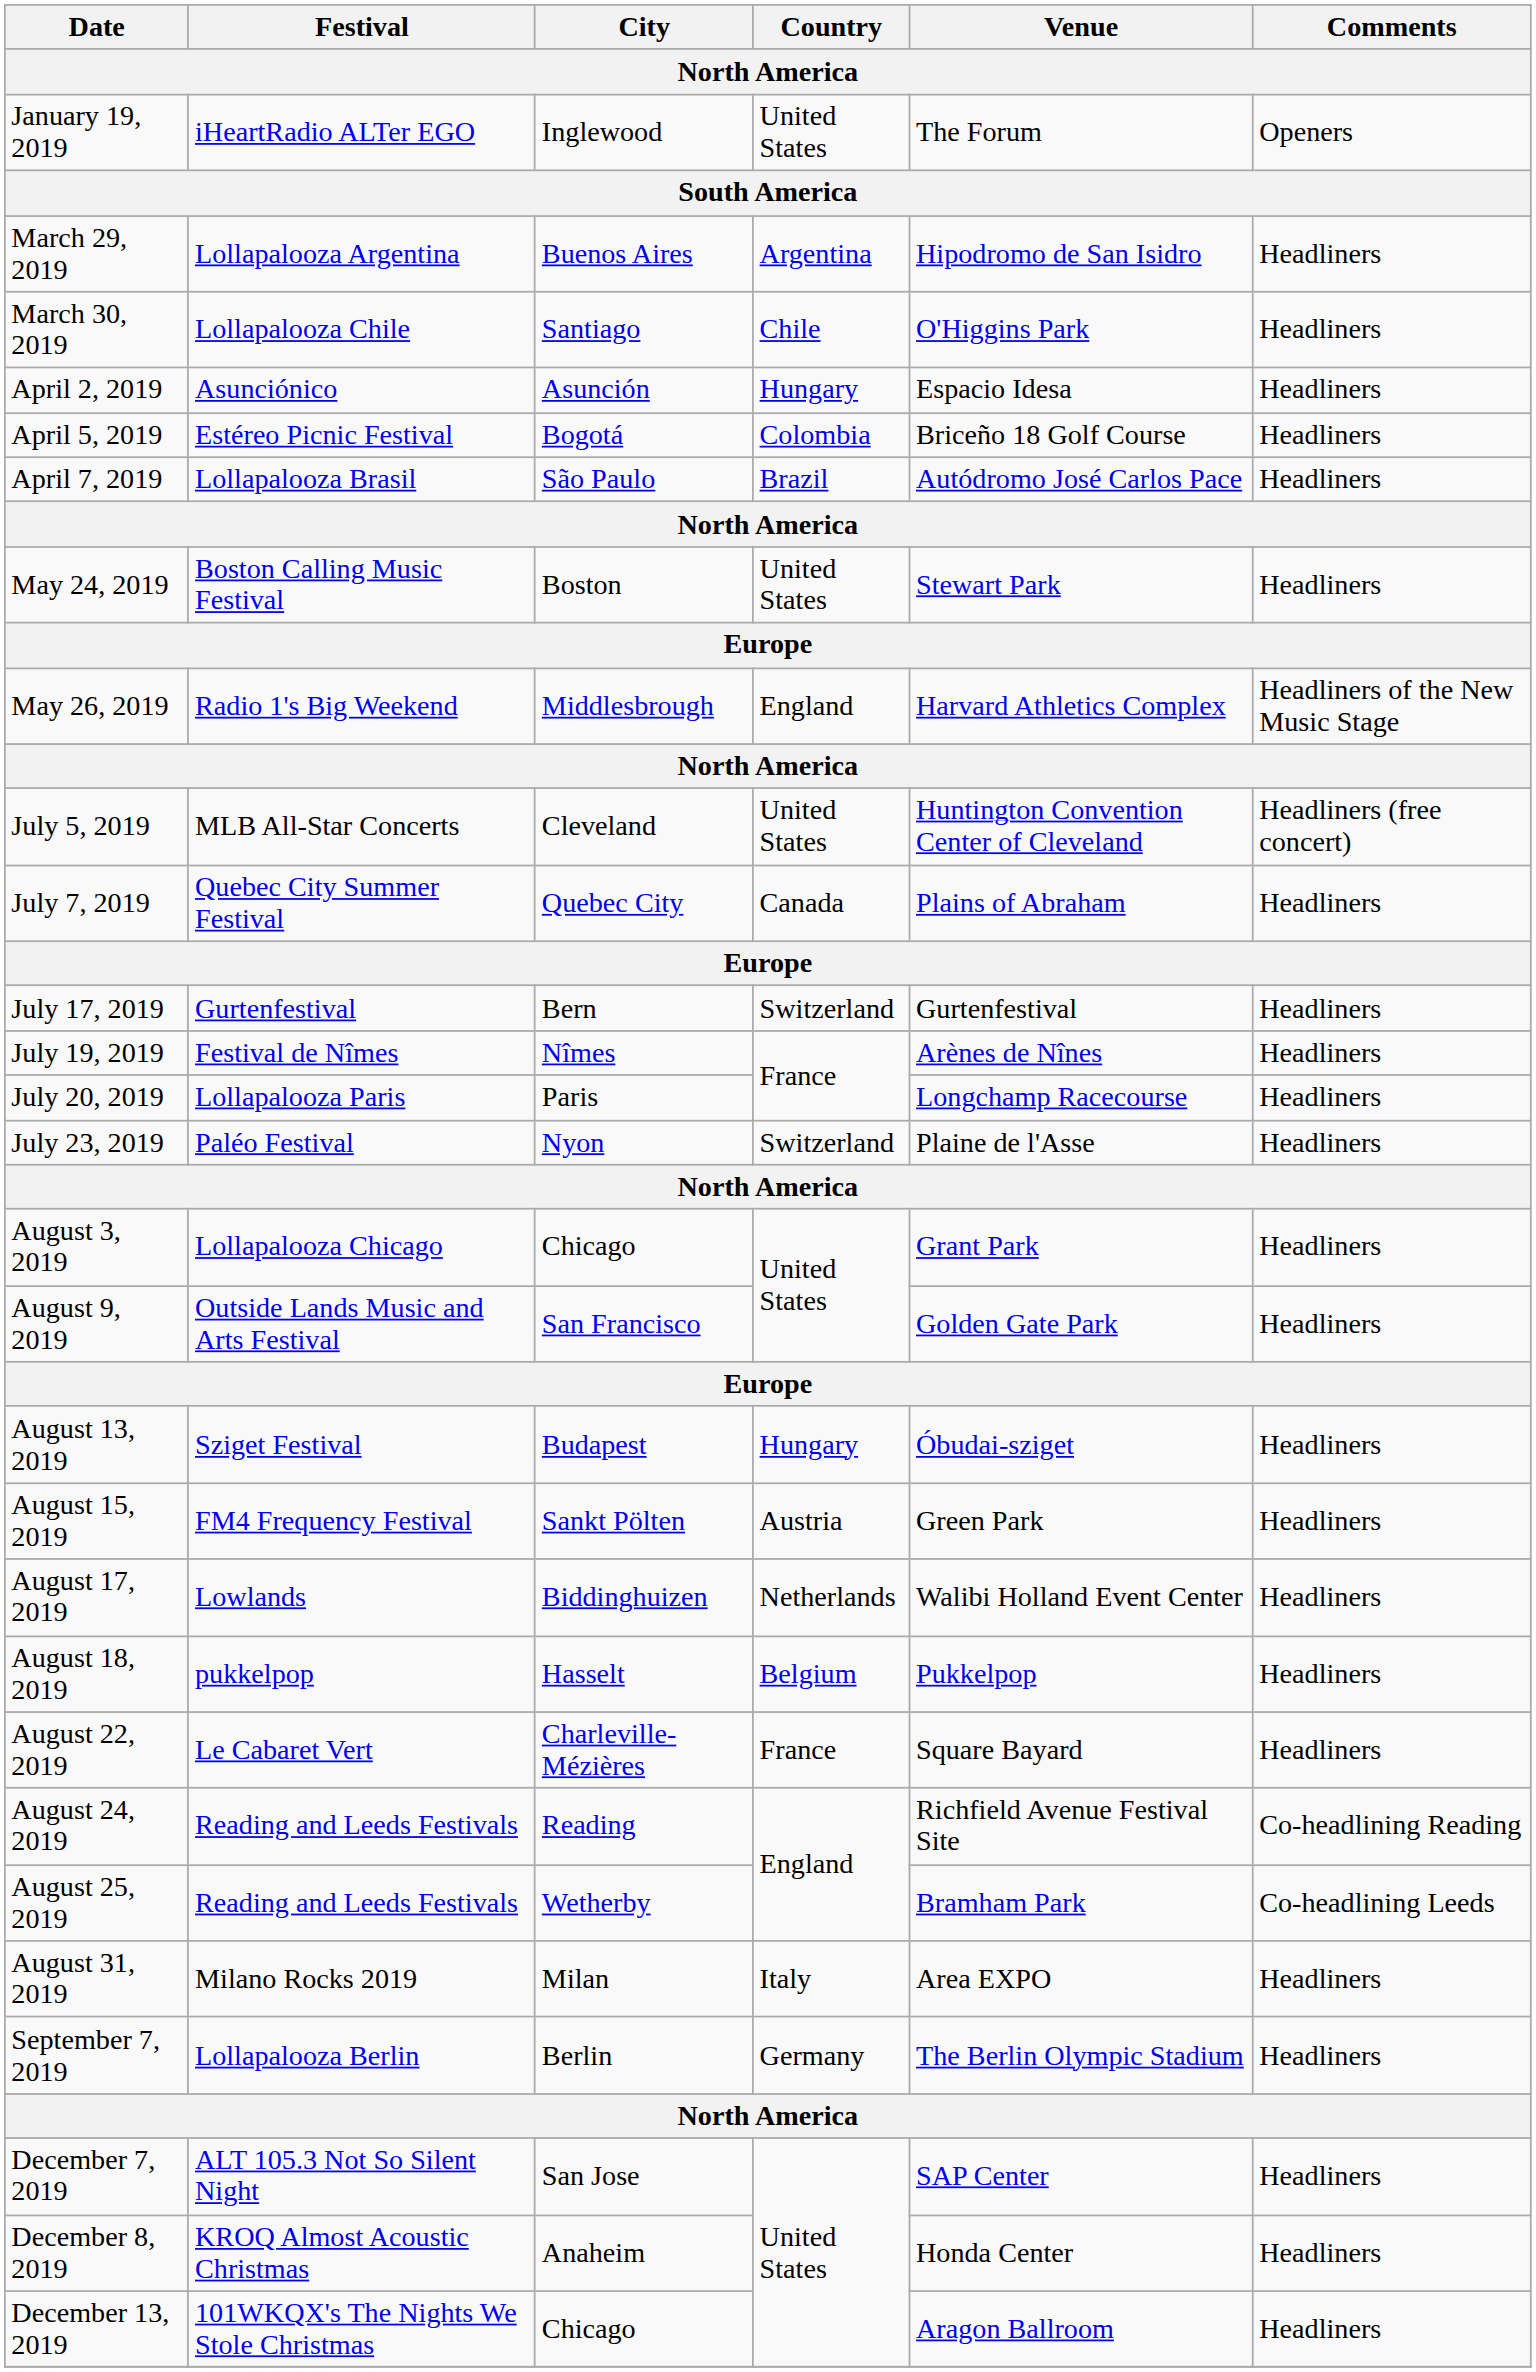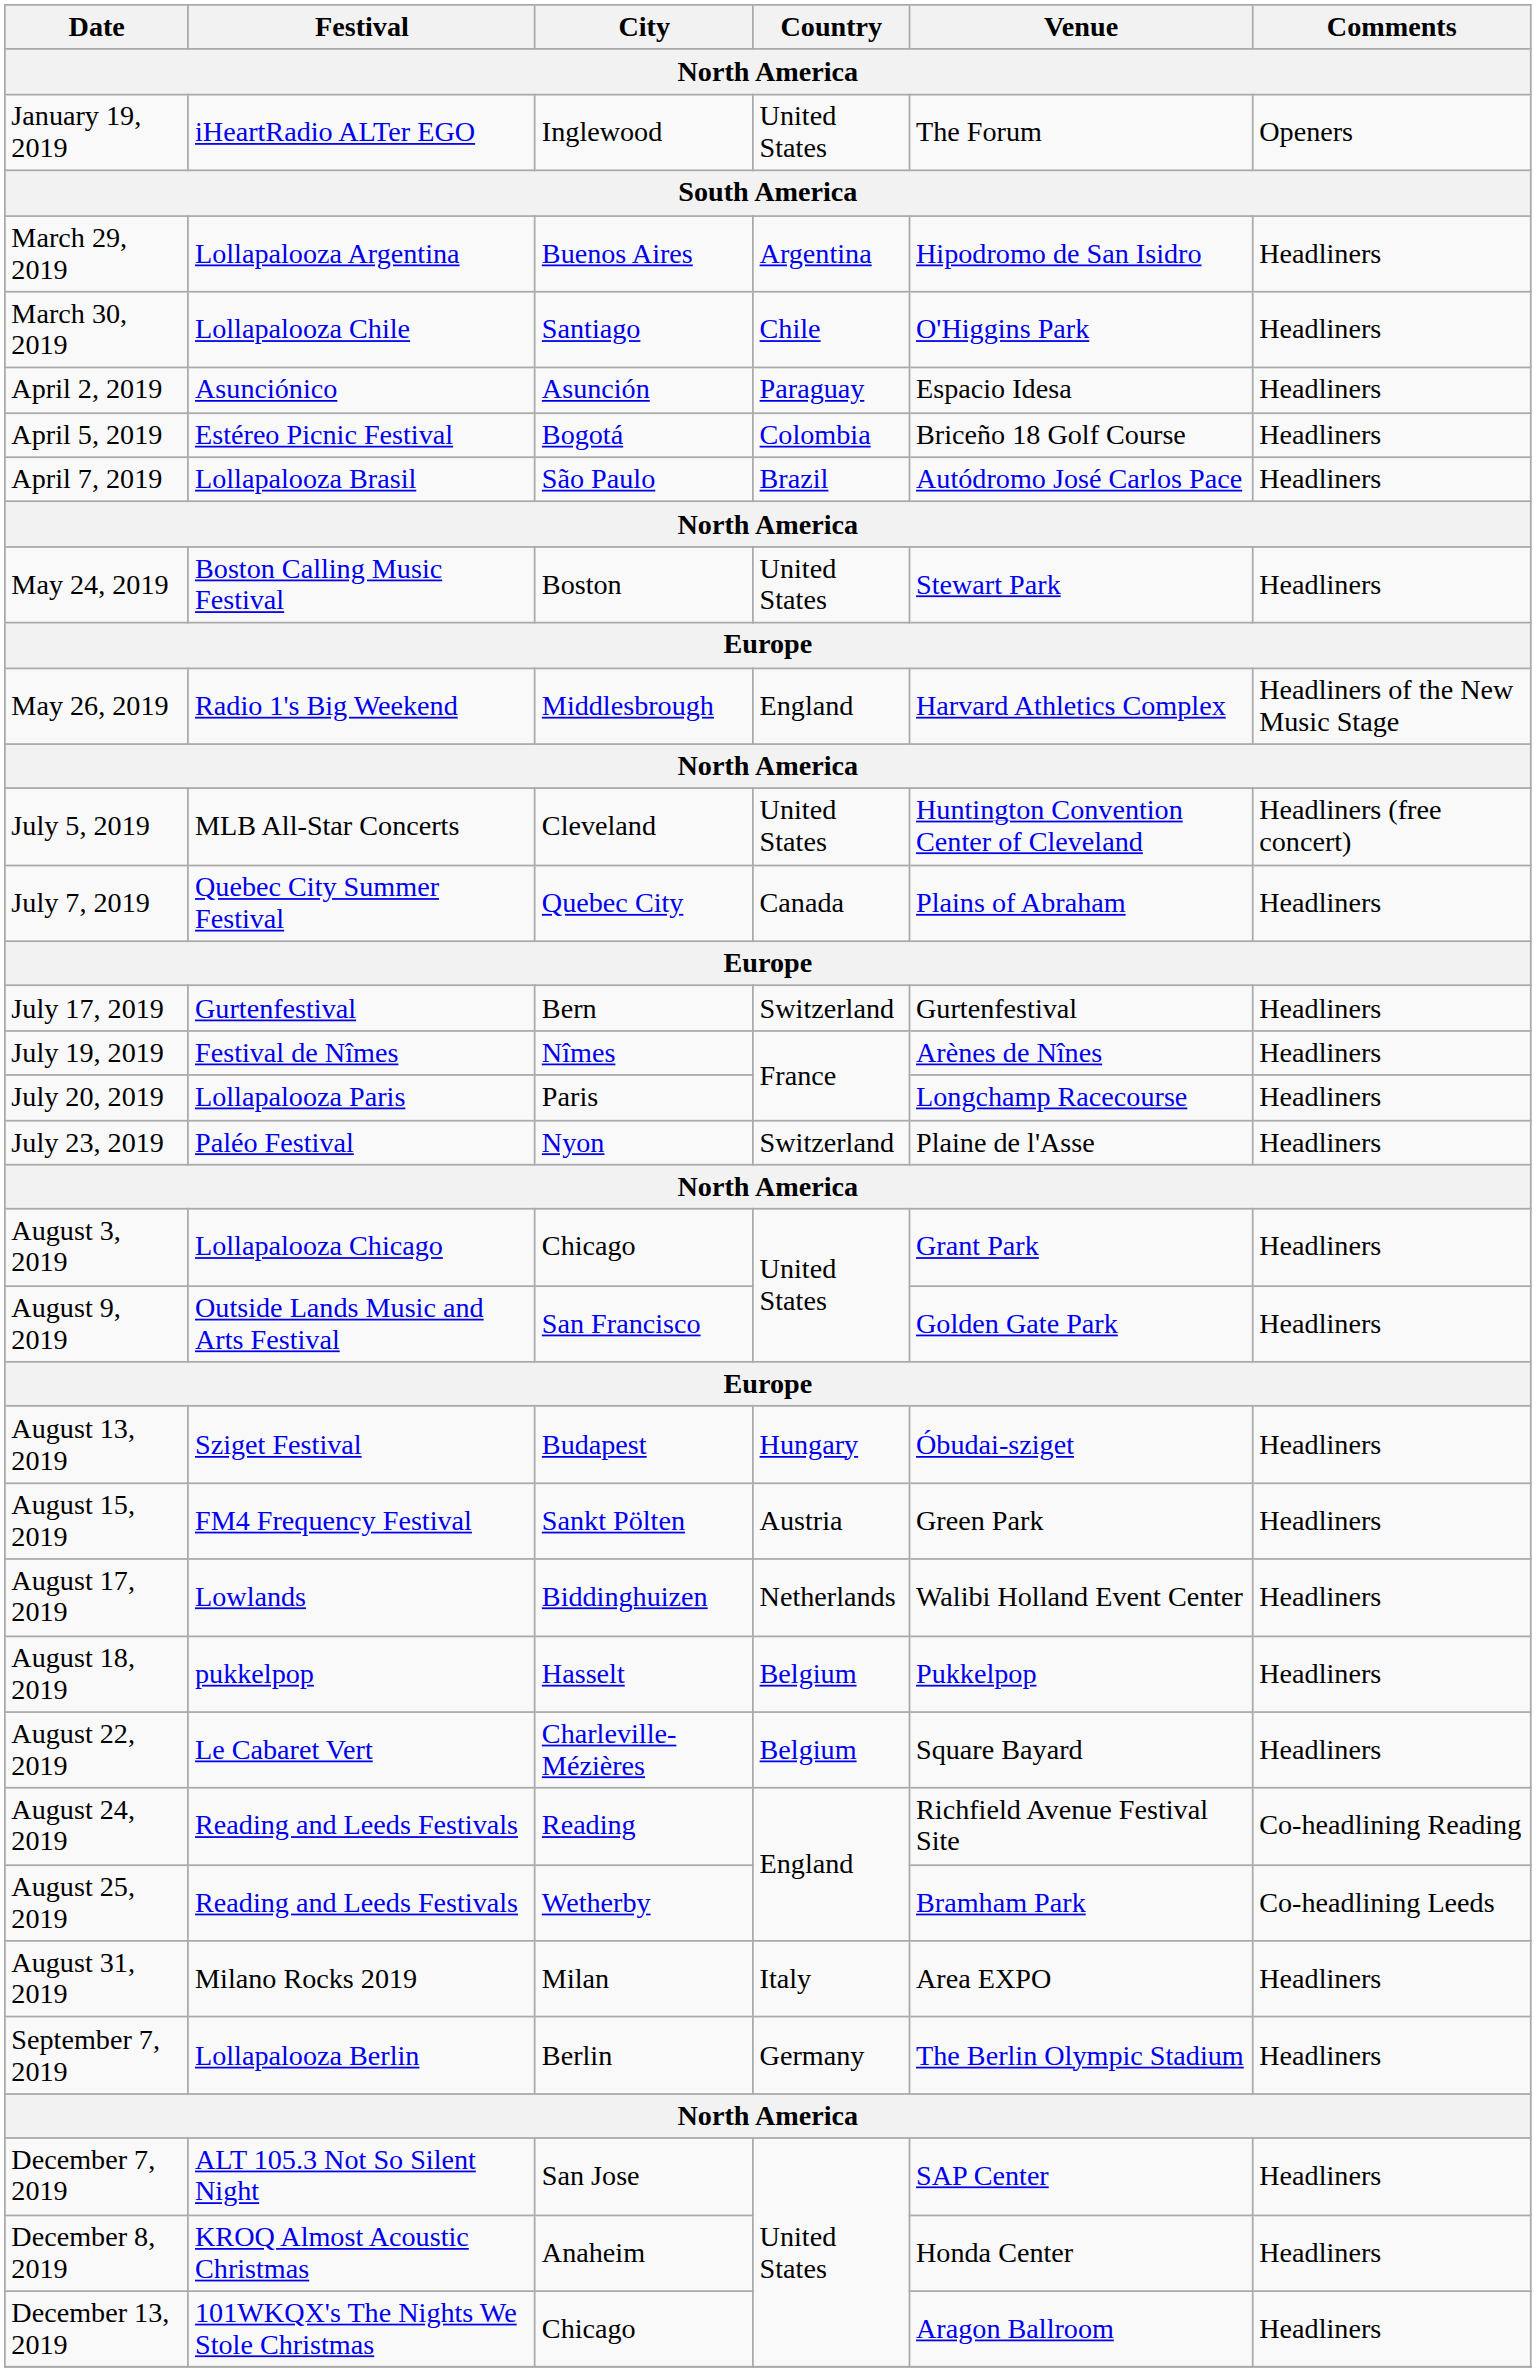(809, 389) Hungary -> (812, 389) Paraguay
(798, 1749) France -> (808, 1749) Belgium
